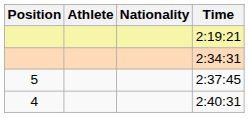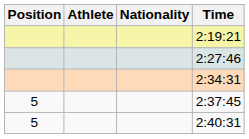+ row: (218, 58)
(34, 101) 4 -> (34, 123) 5
